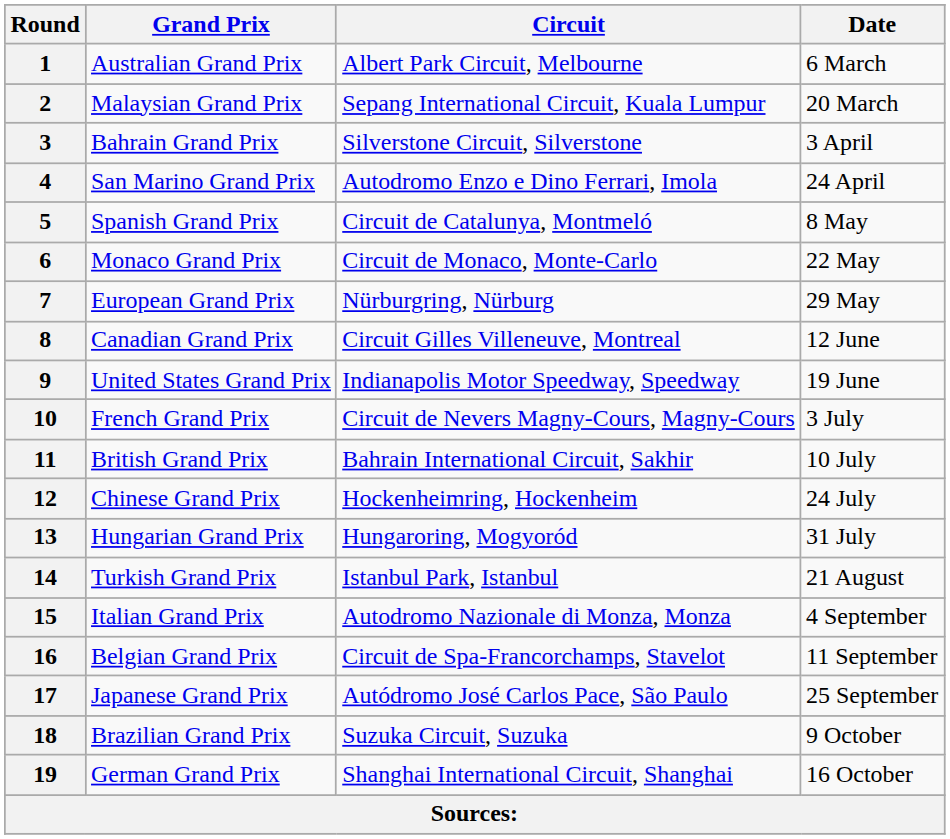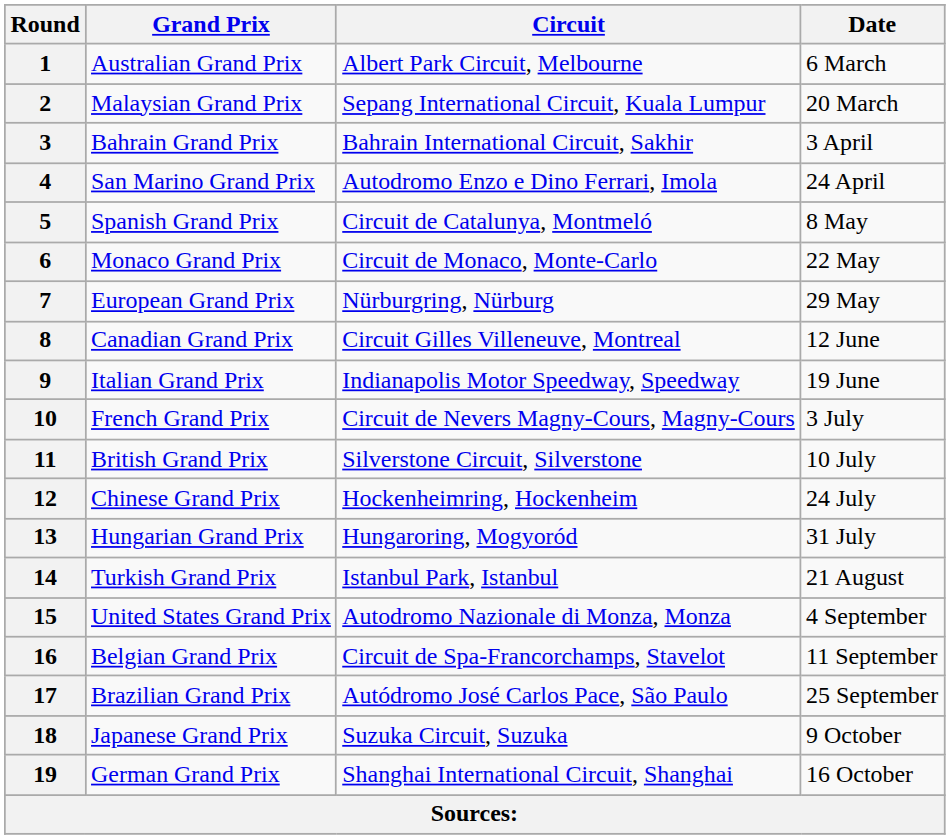(492, 142) Silverstone Circuit, Silverstone -> (518, 142) Bahrain International Circuit, Sakhir
(211, 379) United States Grand Prix -> (177, 379) Italian Grand Prix
(518, 458) Bahrain International Circuit, Sakhir -> (492, 458) Silverstone Circuit, Silverstone
(177, 616) Italian Grand Prix -> (211, 616) United States Grand Prix
(189, 695) Japanese Grand Prix -> (191, 695) Brazilian Grand Prix
(191, 734) Brazilian Grand Prix -> (189, 734) Japanese Grand Prix
